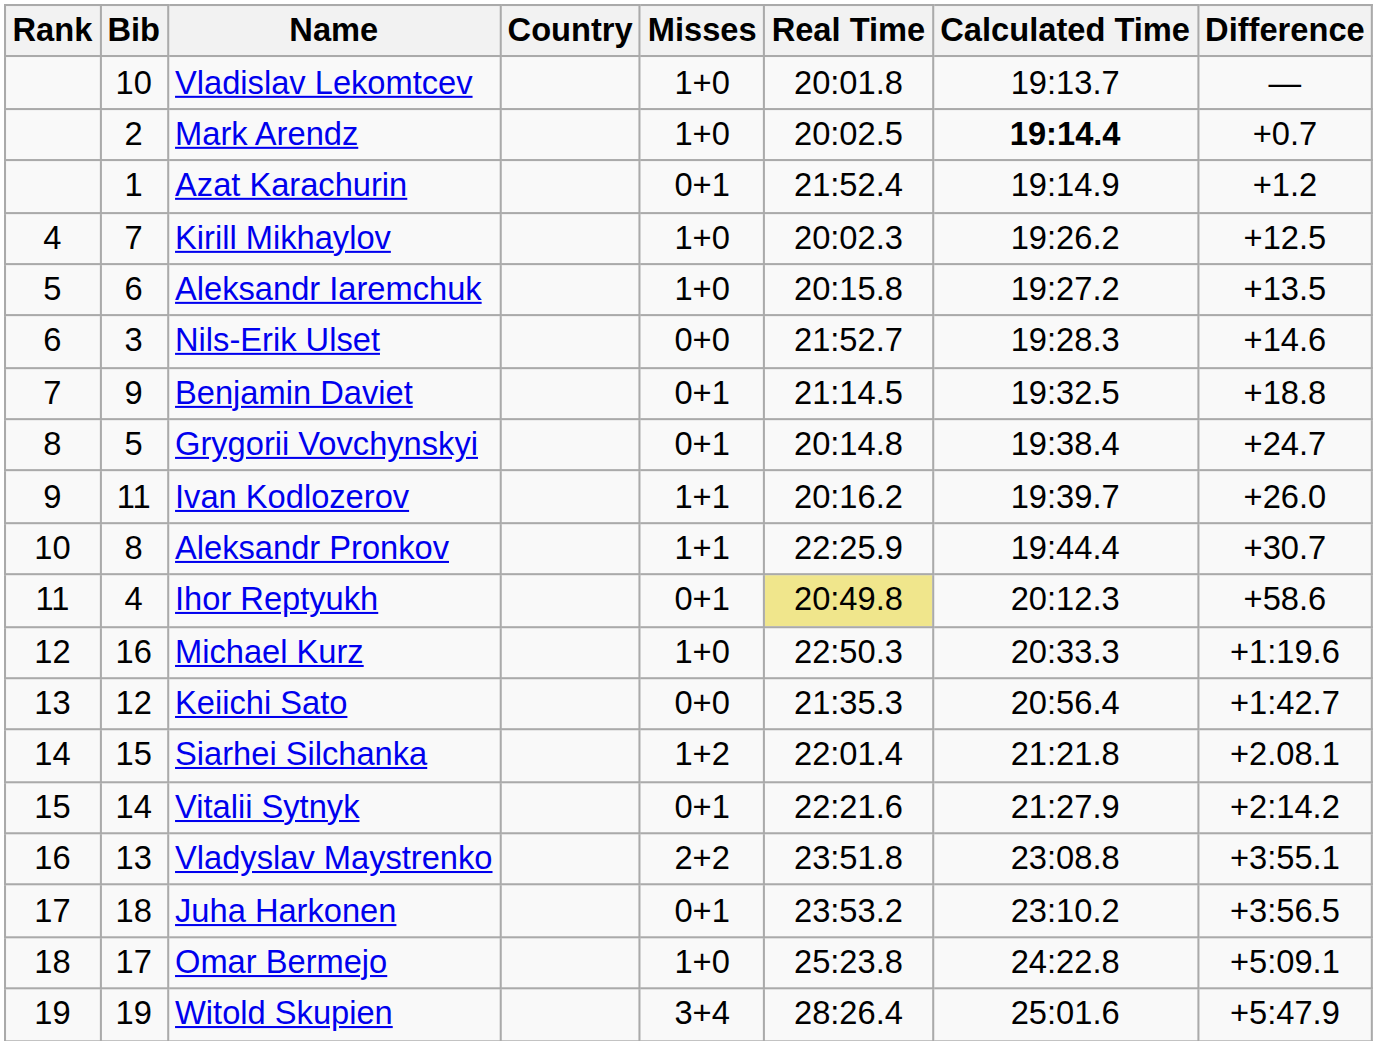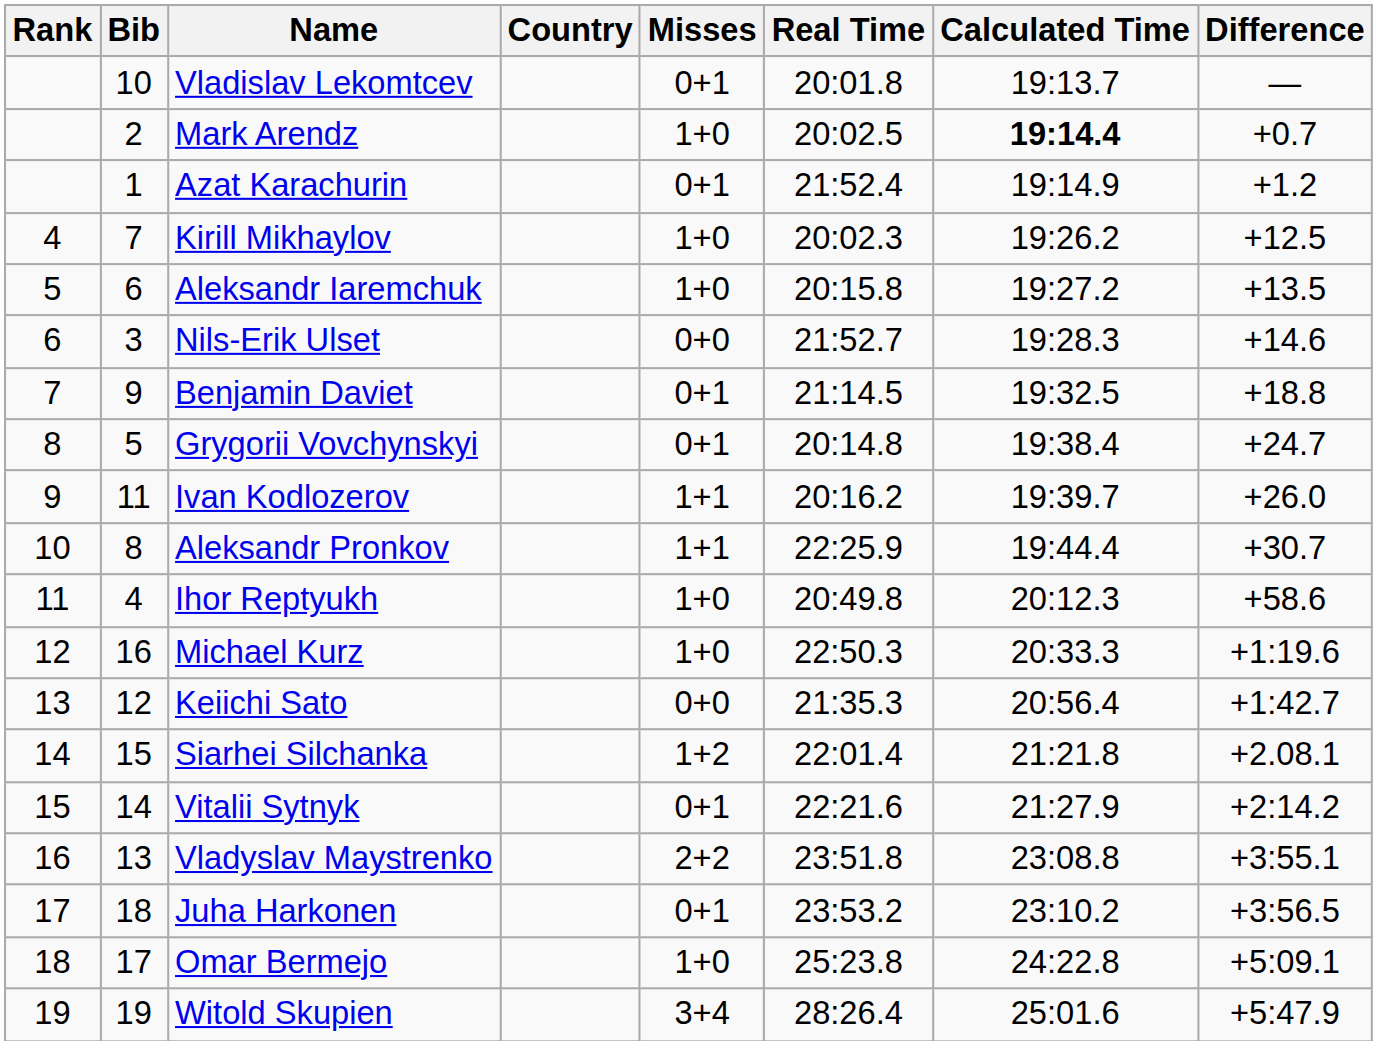(702, 82) 1+0 -> (702, 82) 0+1
(702, 599) 0+1 -> (702, 599) 1+0
(848, 599) khaki background -> (848, 599) no background
